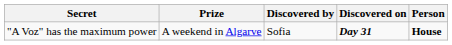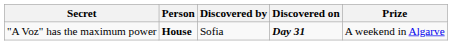columns swapped: (428, 13) <-> (212, 13)
